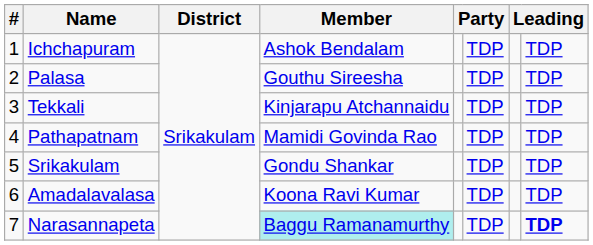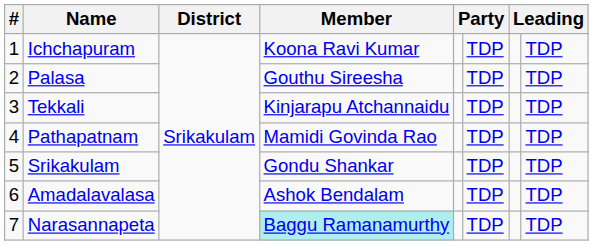(334, 48) Ashok Bendalam -> (341, 48) Koona Ravi Kumar
(341, 195) Koona Ravi Kumar -> (334, 195) Ashok Bendalam
(544, 225) bold -> (544, 225) normal
